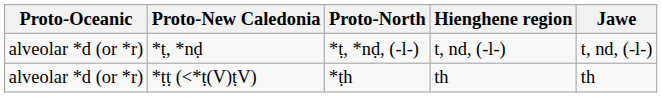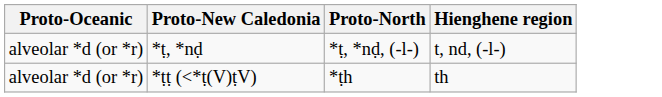- column: (617, 19)
